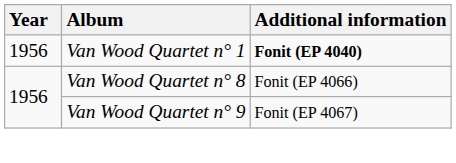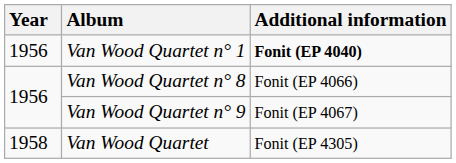+ row: (138, 142)
